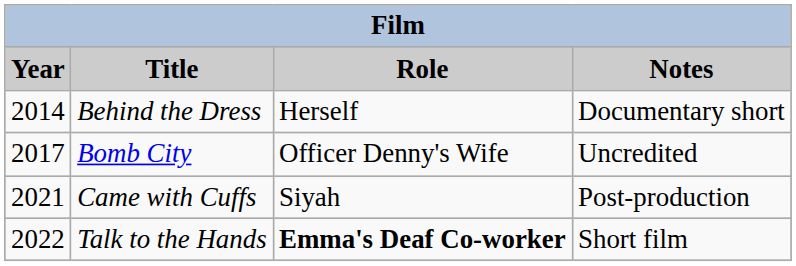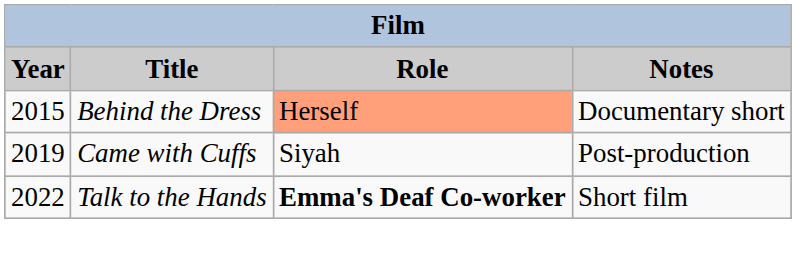(38, 111) 2014 -> (38, 111) 2015
(319, 111) no background -> (319, 111) lightsalmon background
- row: (134, 153)
(38, 196) 2021 -> (38, 153) 2019
